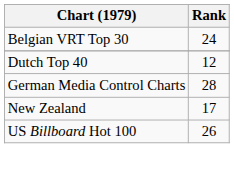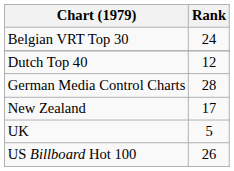+ row: (18, 131)
